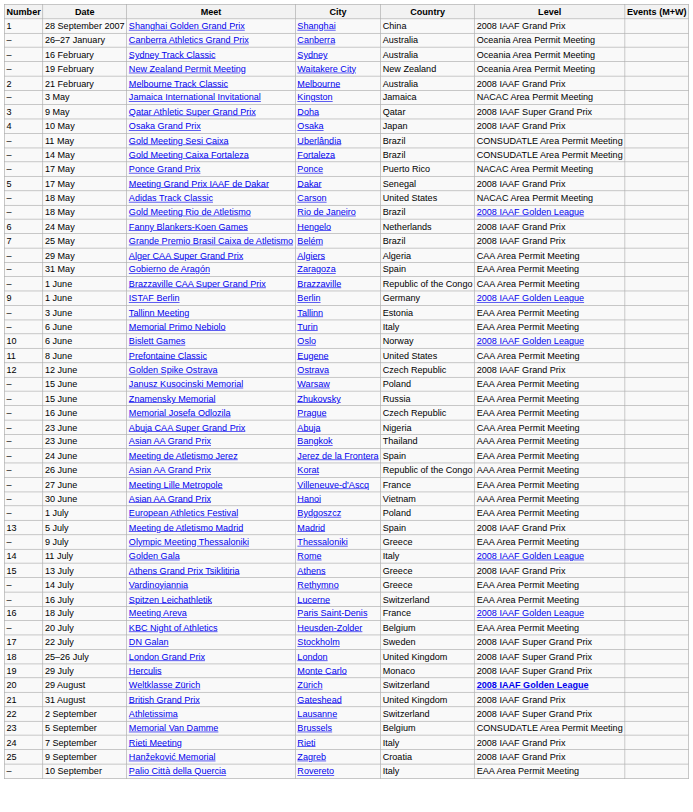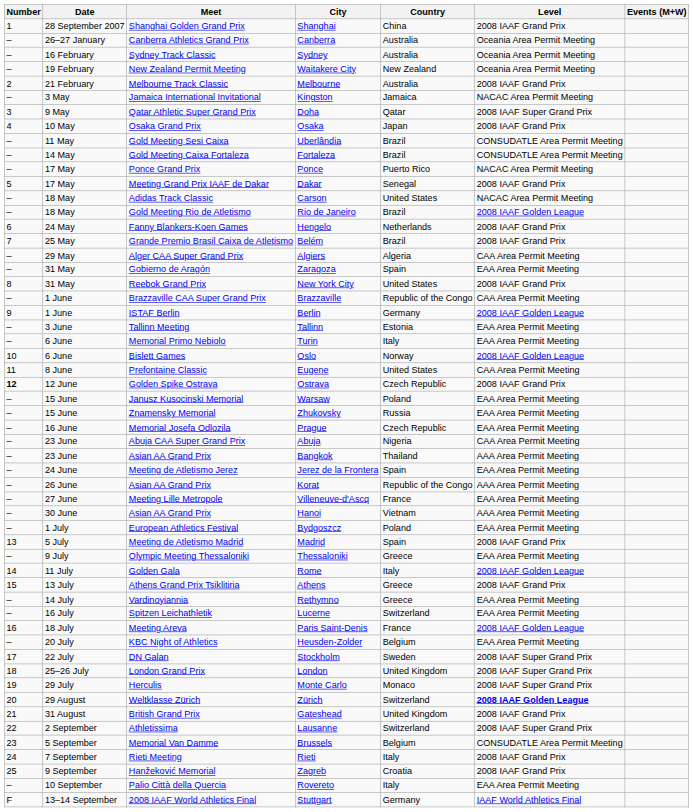+ row: (326, 284)
(11, 370) normal -> (11, 385) bold
+ row: (315, 800)
